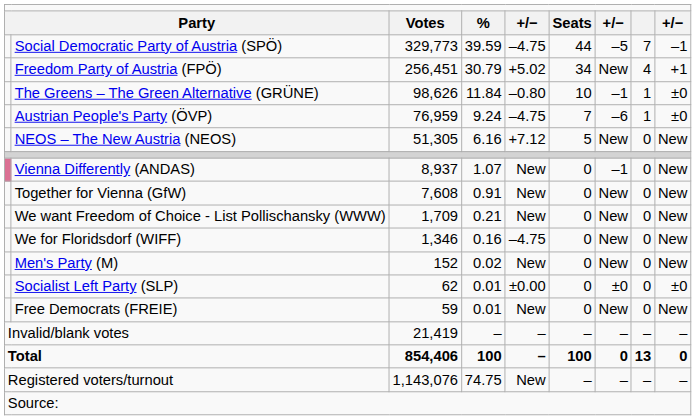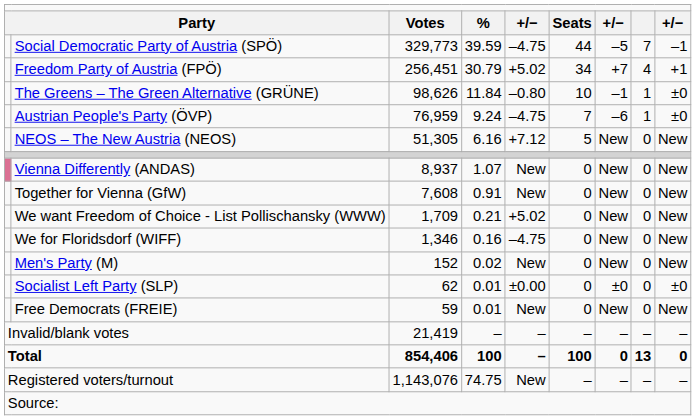(613, 69) New -> (620, 69) +7
(620, 169) –1 -> (613, 169) New
(531, 216) New -> (527, 216) +5.02
